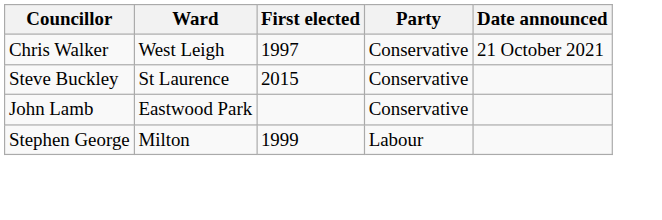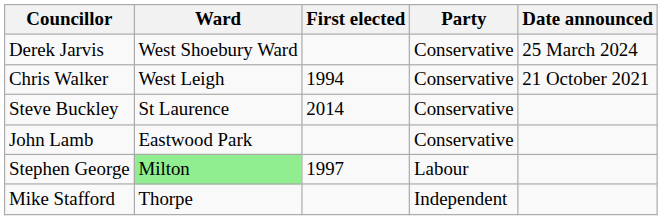+ row: (56, 49)
(280, 49) 1997 -> (325, 79) 1994
(280, 79) 2015 -> (325, 109) 2014
(164, 139) no background -> (164, 169) lightgreen background
(280, 139) 1999 -> (325, 169) 1997
+ row: (62, 199)
